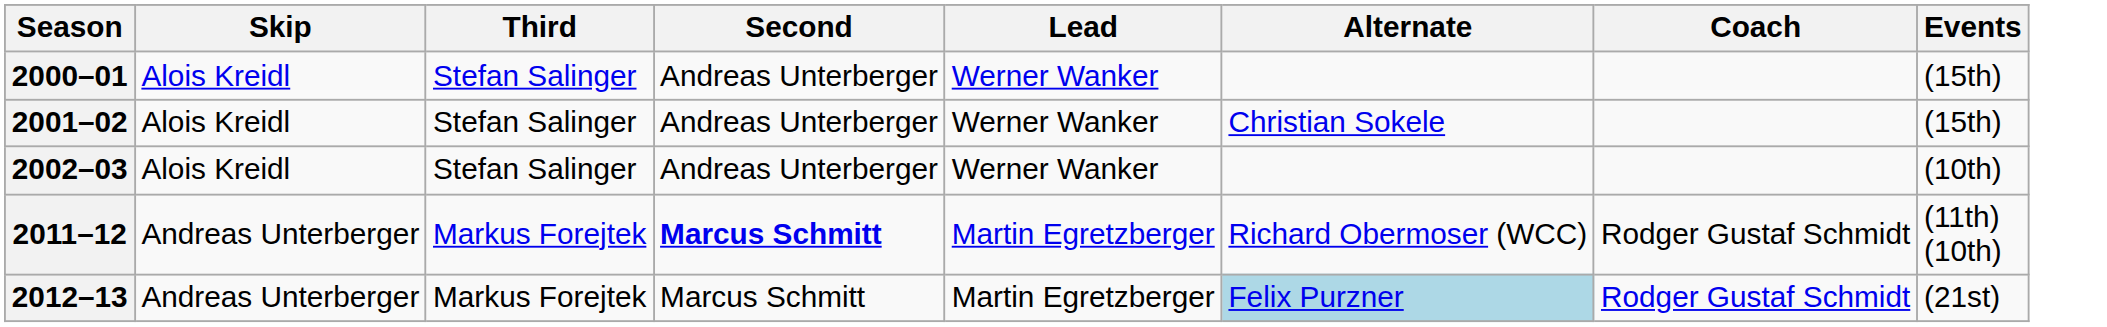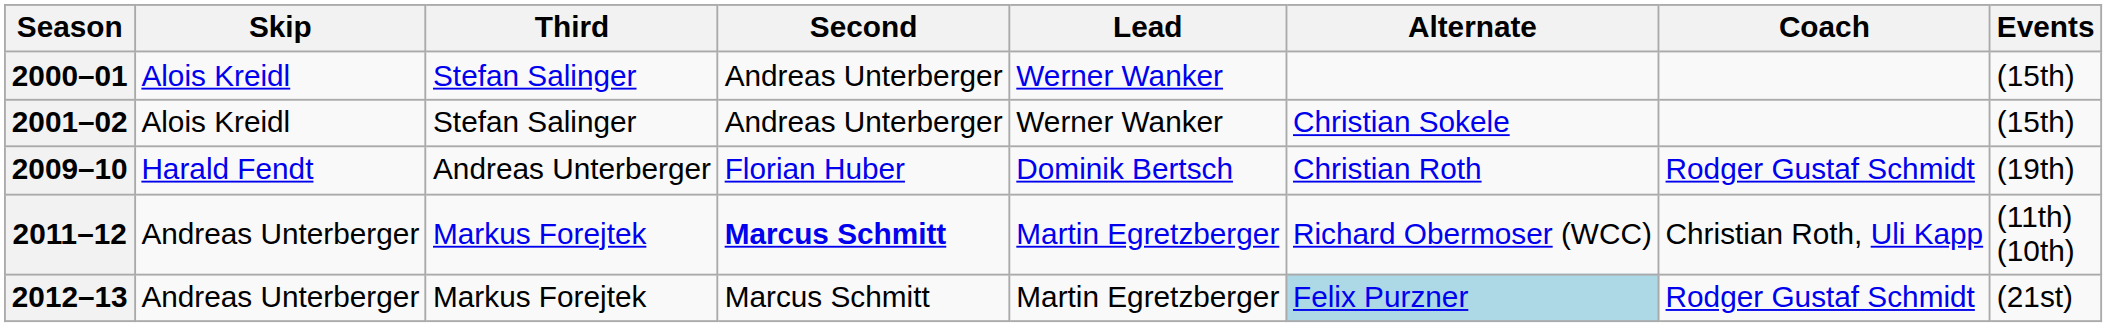- row: (70, 169)
+ row: (70, 169)
(1756, 233) Rodger Gustaf Schmidt -> (1824, 233) Christian Roth, Uli Kapp
